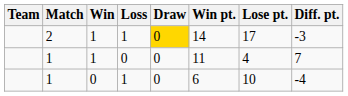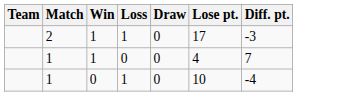- column: (214, 15)
(157, 36) gold background -> (157, 36) no background
